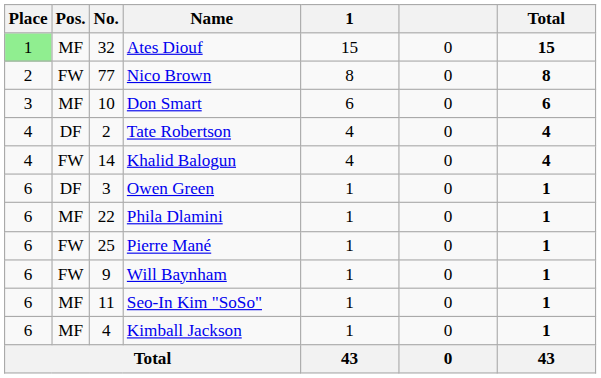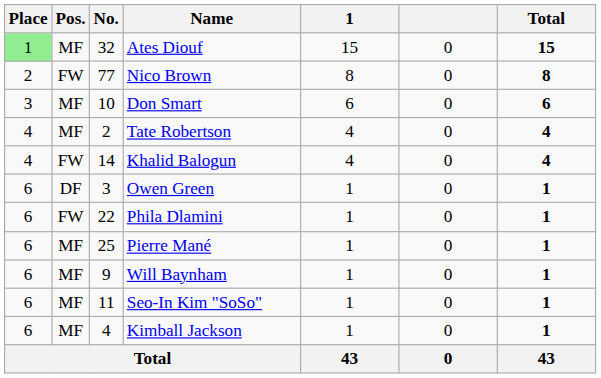(71, 132) DF -> (71, 132) MF
(71, 217) MF -> (71, 217) FW
(71, 245) FW -> (71, 245) MF
(71, 273) FW -> (71, 273) MF
